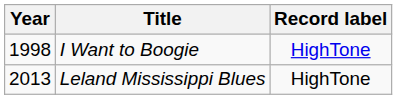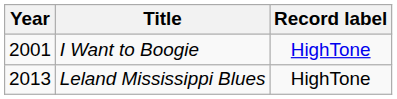(30, 49) 1998 -> (30, 49) 2001
